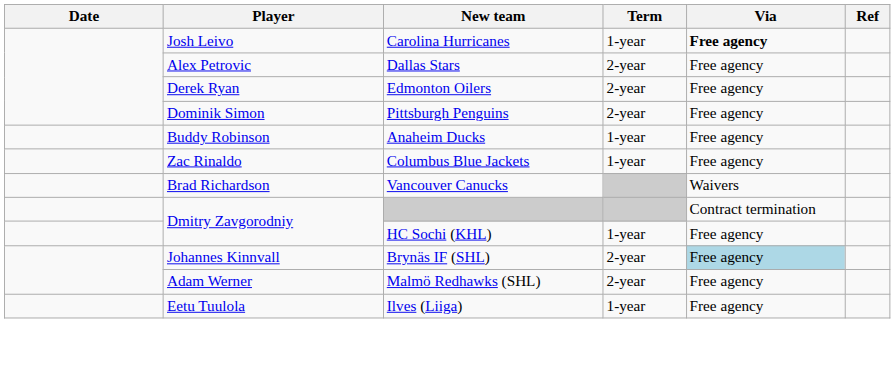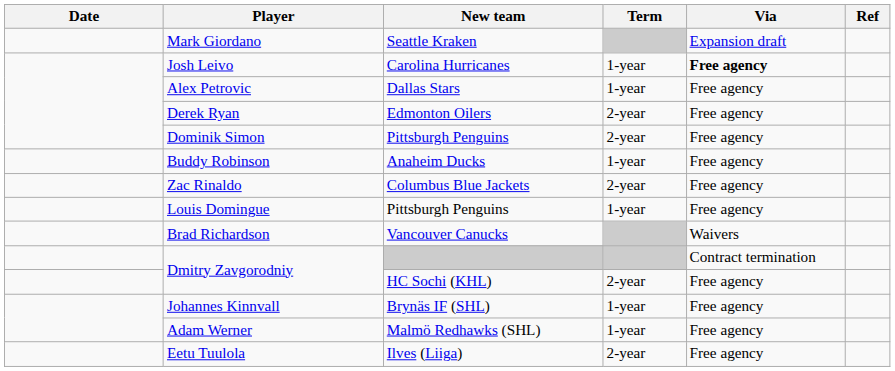+ row: (214, 40)
(626, 64) 2-year -> (626, 88) 1-year
(626, 161) 1-year -> (626, 185) 2-year
+ row: (218, 209)
(626, 233) 1-year -> (626, 281) 2-year
(626, 257) 2-year -> (626, 305) 1-year
(727, 257) lightblue background -> (727, 305) no background
(626, 281) 2-year -> (626, 329) 1-year
(626, 305) 1-year -> (626, 354) 2-year
